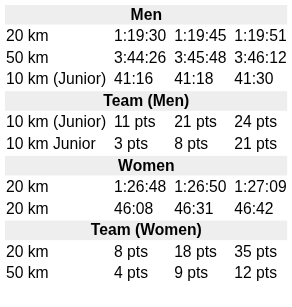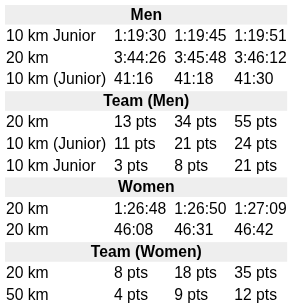(29, 36) 20 km -> (51, 36) 10 km Junior
(29, 57) 50 km -> (29, 57) 20 km
+ row: (135, 122)
